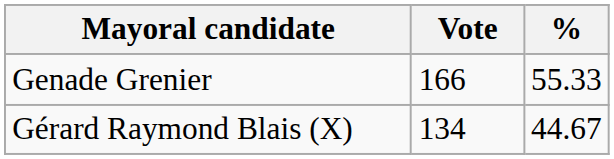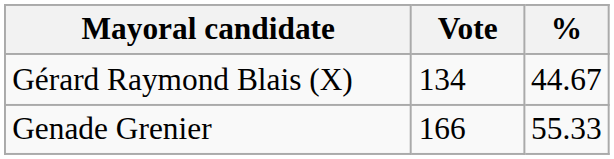rows swapped: (112, 79) <-> (182, 128)
